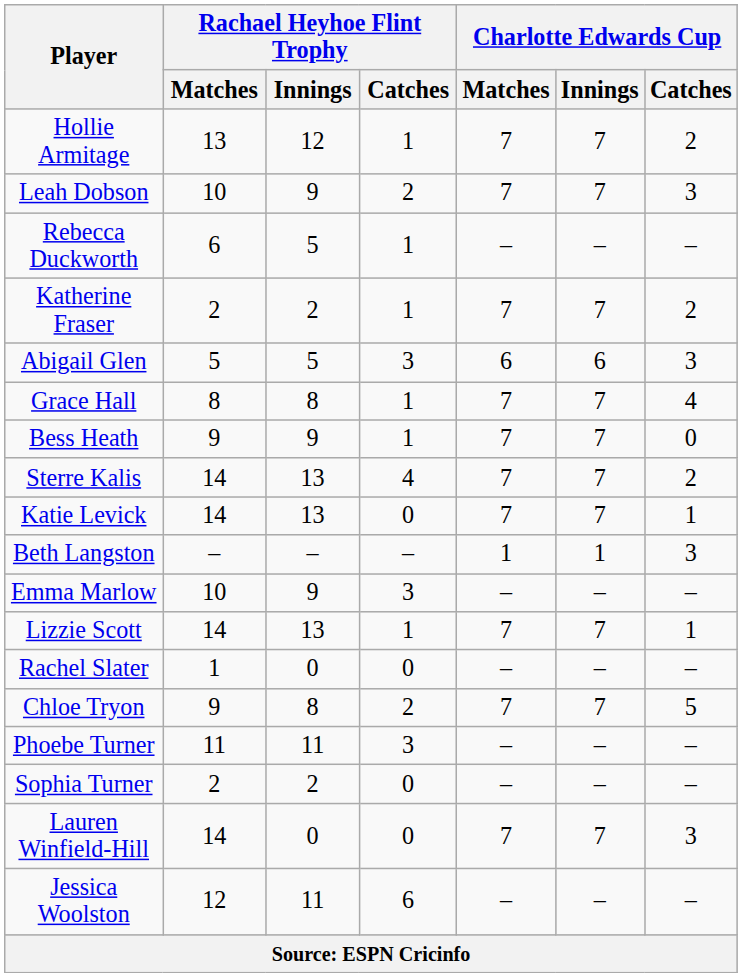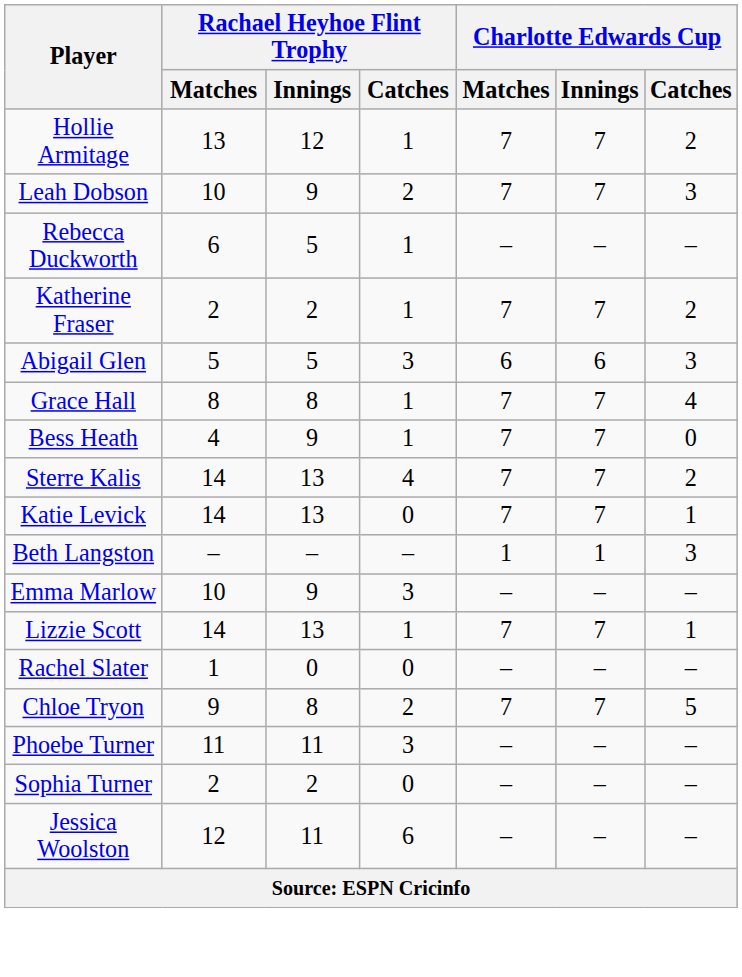(214, 438) 9 -> (214, 438) 4
- row: (84, 835)
